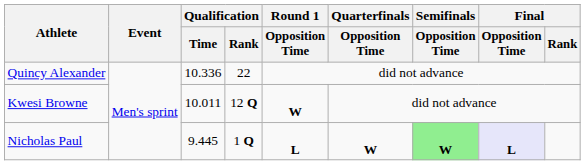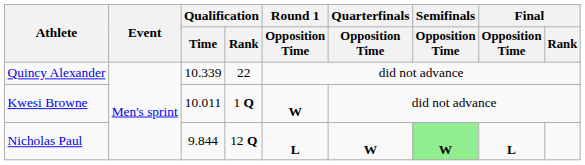(203, 73) 10.336 -> (203, 73) 10.339
(244, 103) 12 Q -> (244, 103) 1 Q
(203, 141) 9.445 -> (203, 141) 9.844
(244, 141) 1 Q -> (244, 141) 12 Q
(512, 149) lavender background -> (512, 149) no background
